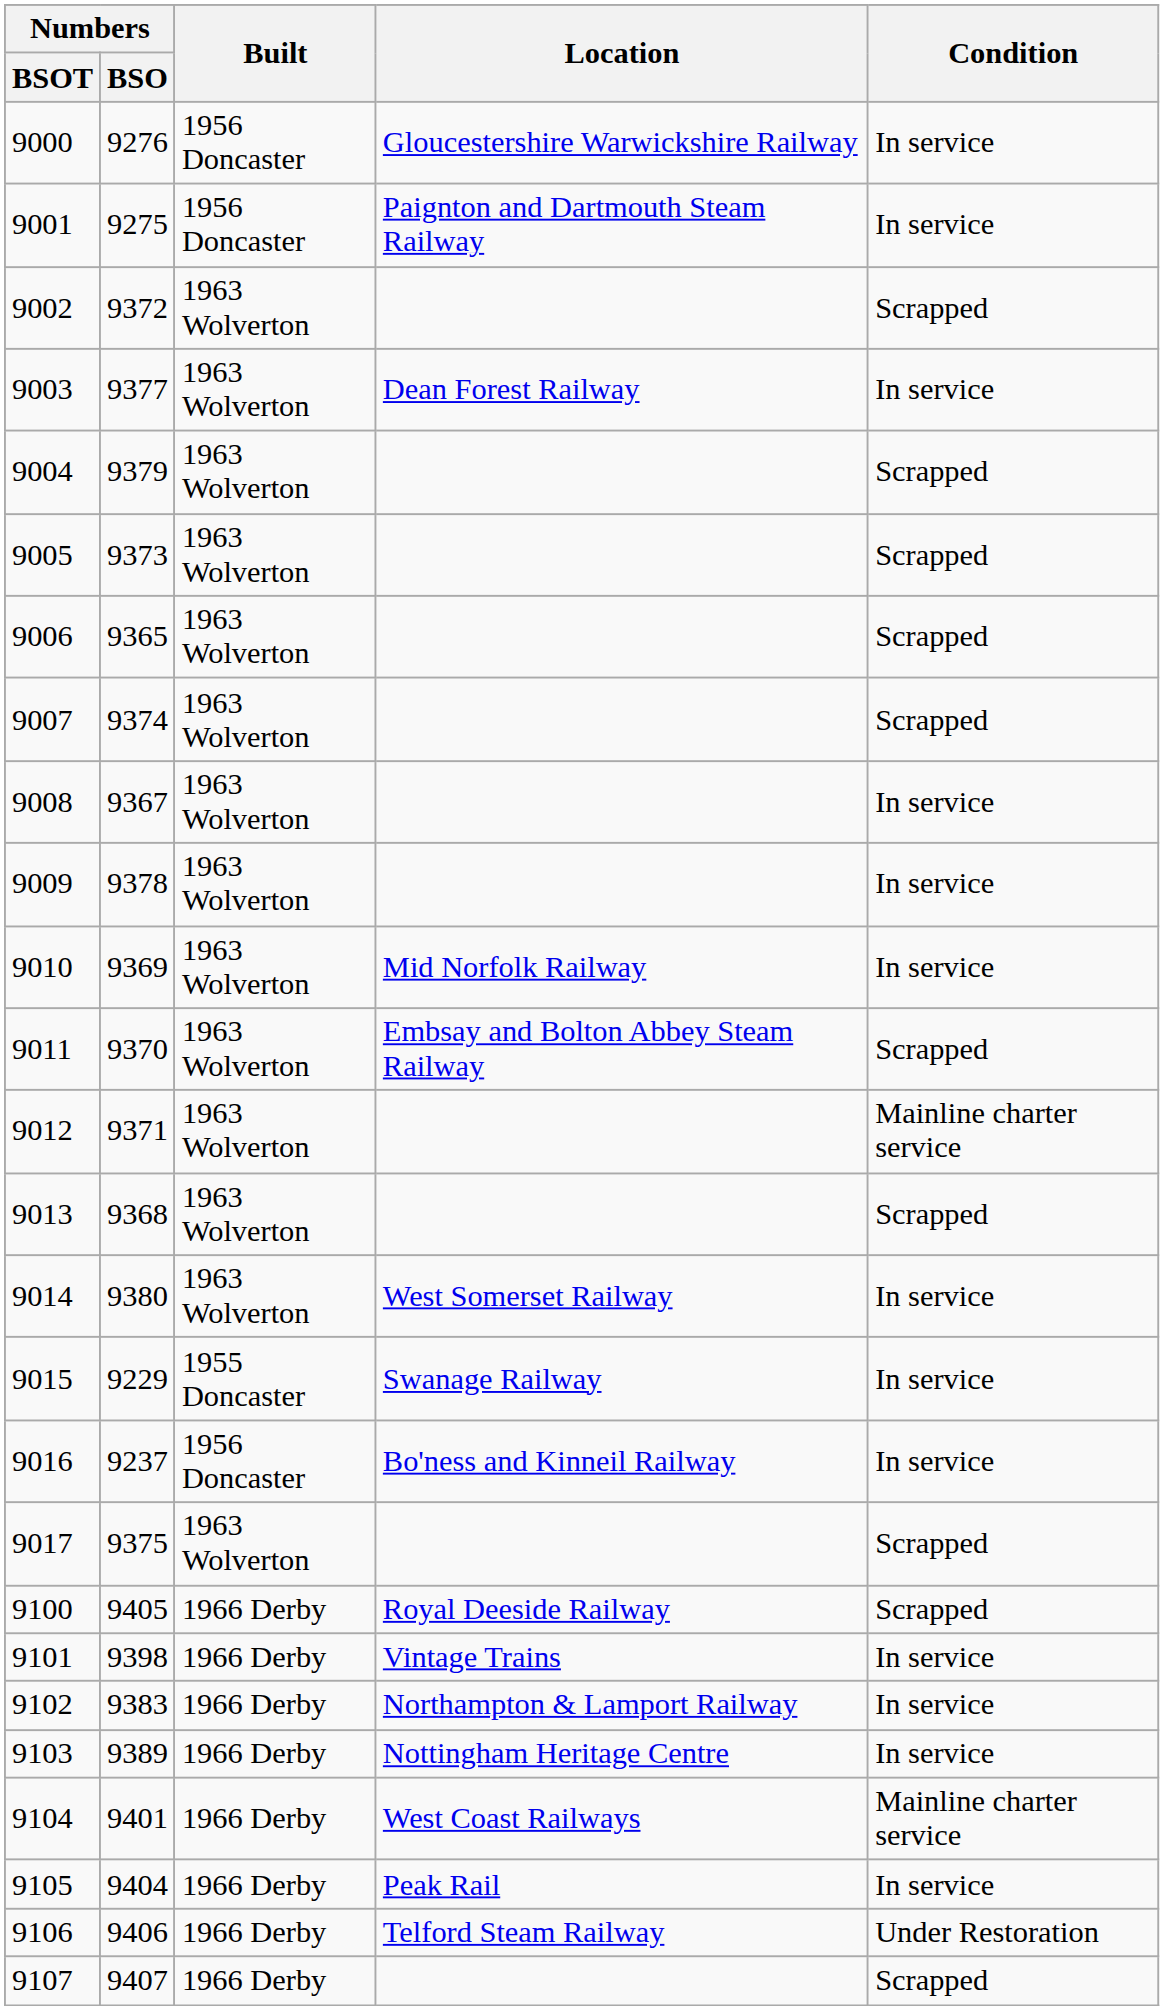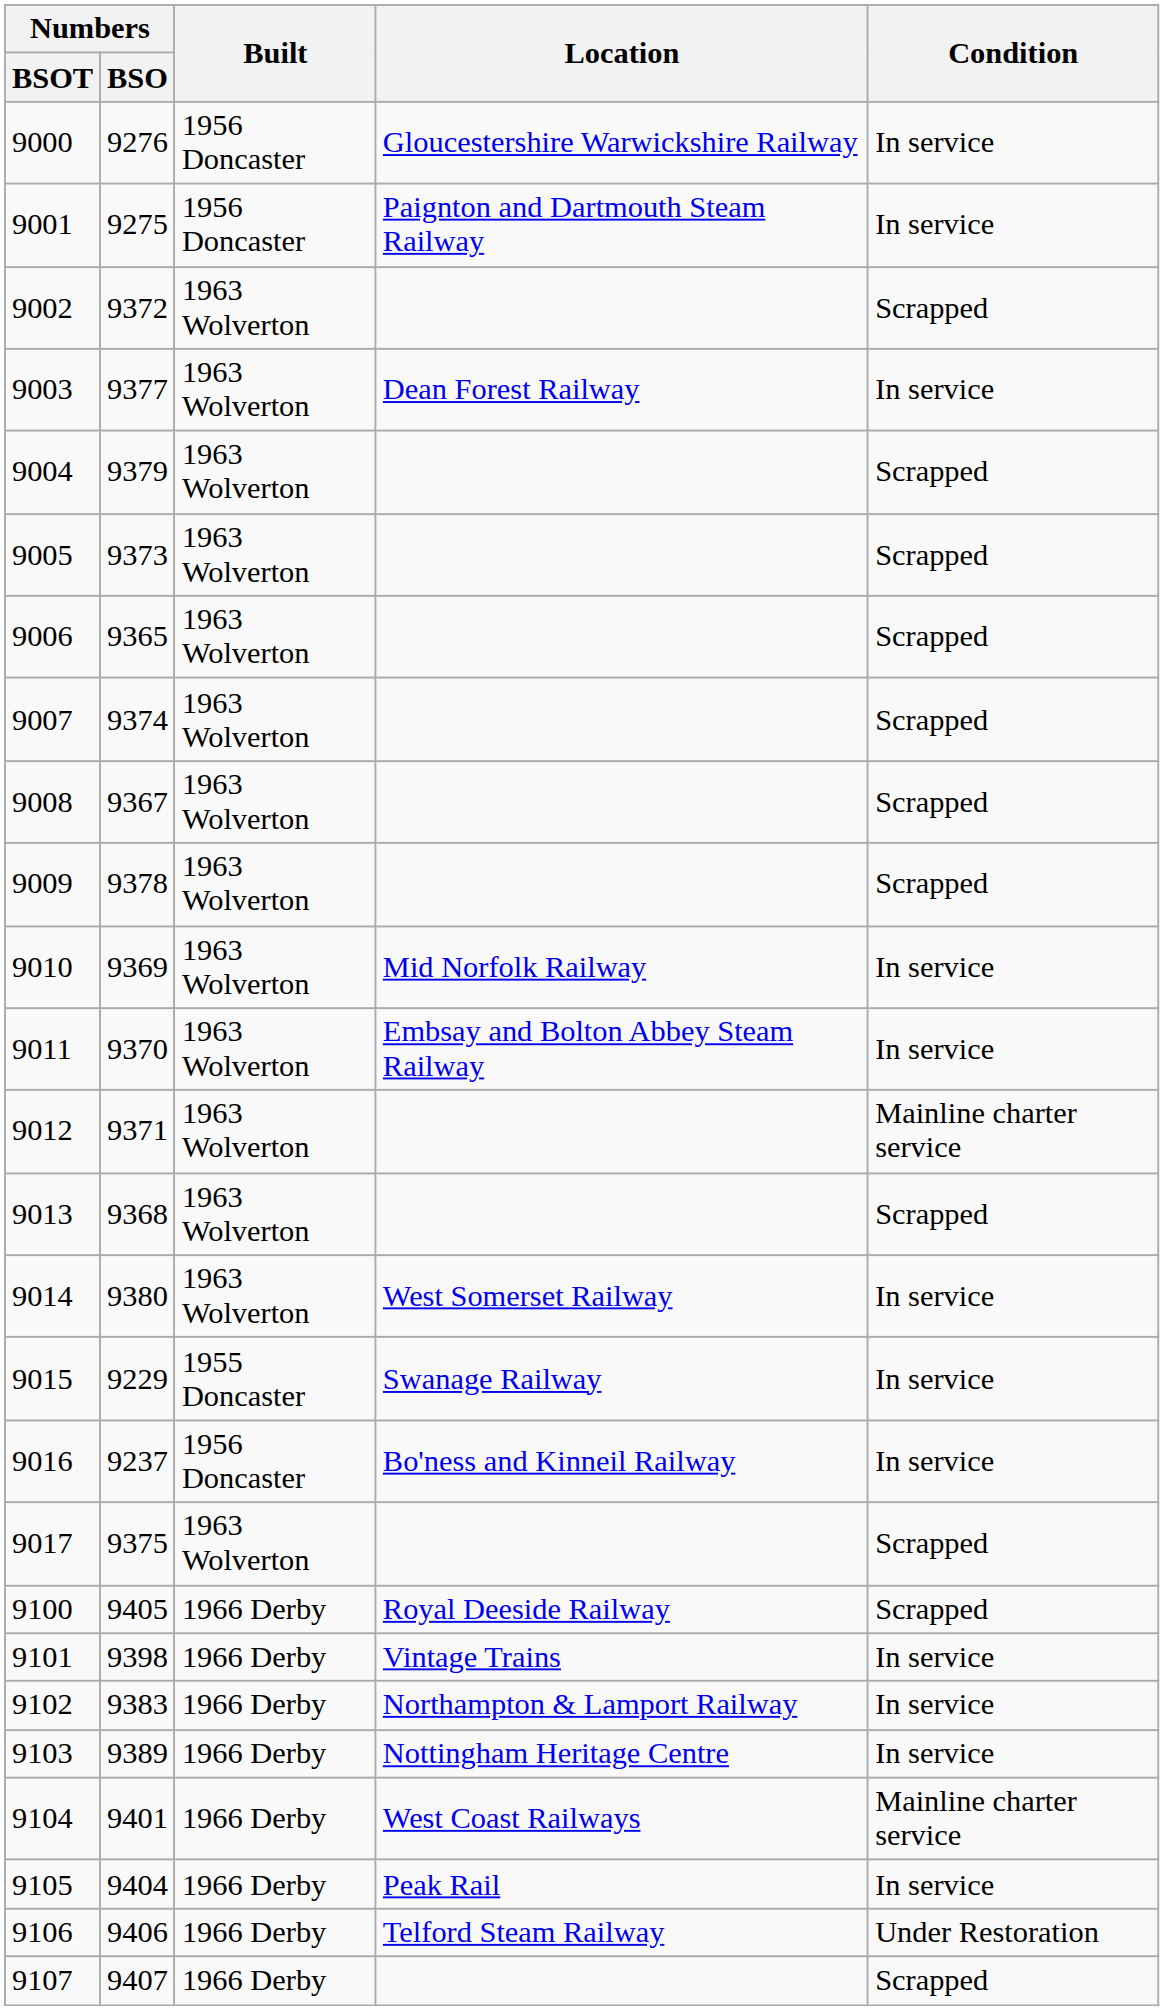(935, 801) In service -> (932, 801) Scrapped
(935, 883) In service -> (932, 883) Scrapped
(932, 1048) Scrapped -> (935, 1048) In service
